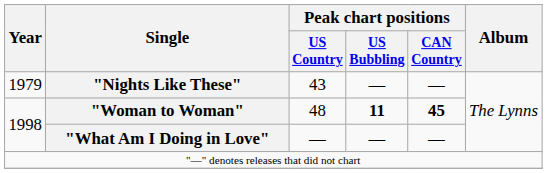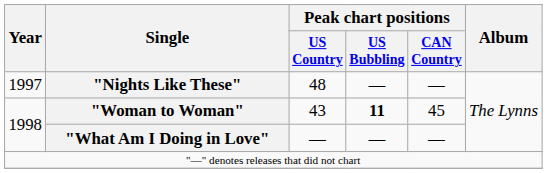(25, 84) 1979 -> (25, 84) 1997
(317, 84) 43 -> (317, 84) 48
(317, 111) 48 -> (317, 111) 43
(436, 111) bold -> (436, 111) normal
